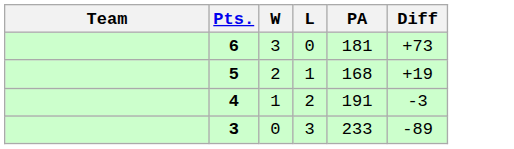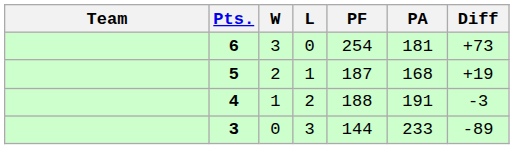+ column: (357, 19)
